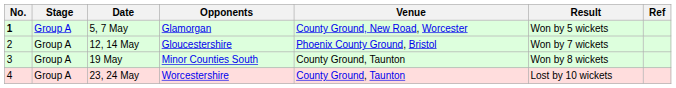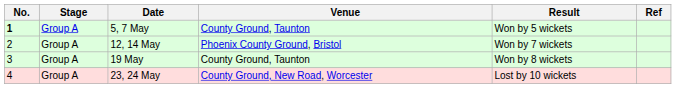- column: (227, 12)
(382, 28) County Ground, New Road, Worcester -> (255, 28) County Ground, Taunton
(351, 76) County Ground, Taunton -> (287, 76) County Ground, New Road, Worcester
